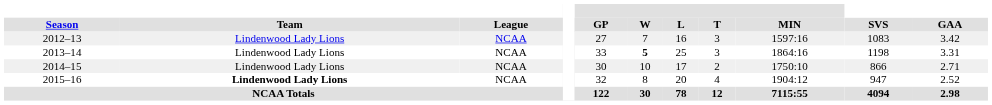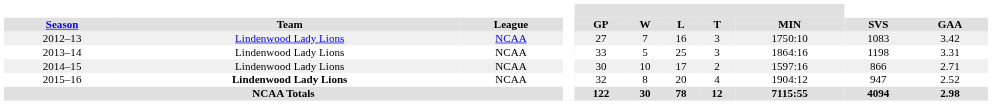(790, 38) 1597:16 -> (790, 38) 1750:10
(645, 52) bold -> (645, 52) normal
(790, 66) 1750:10 -> (790, 66) 1597:16
